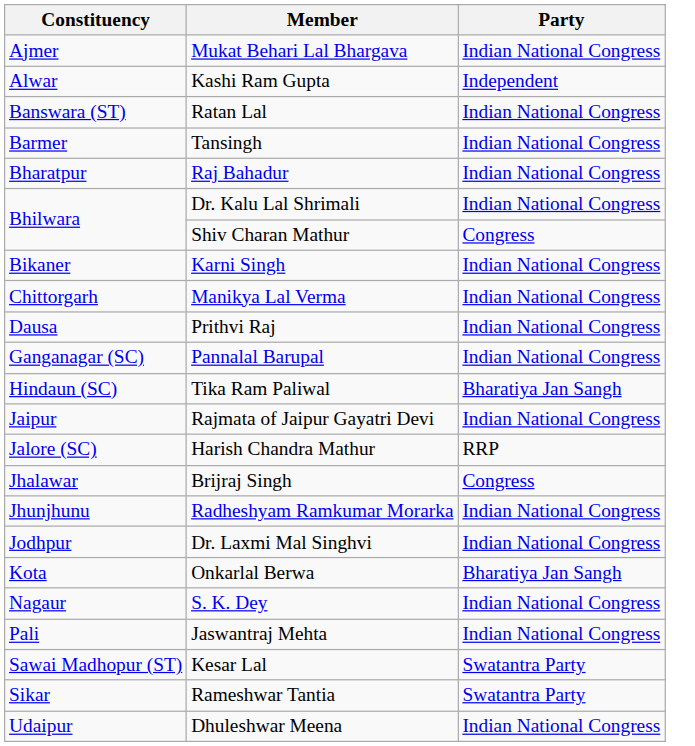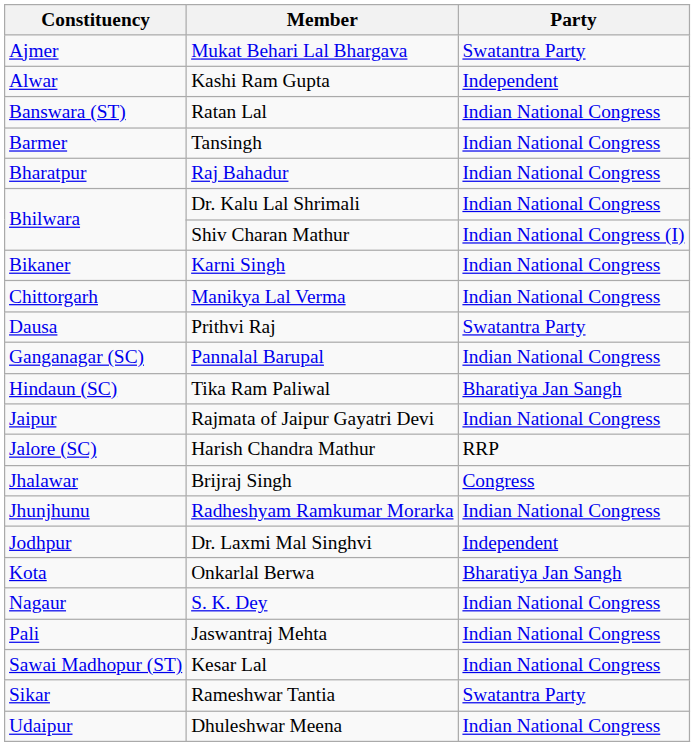(561, 50) Indian National Congress -> (524, 50) Swatantra Party
(498, 234) Congress -> (573, 234) Indian National Congress (I)
(561, 326) Indian National Congress -> (524, 326) Swatantra Party
(561, 541) Indian National Congress -> (510, 541) Independent
(524, 664) Swatantra Party -> (561, 664) Indian National Congress
